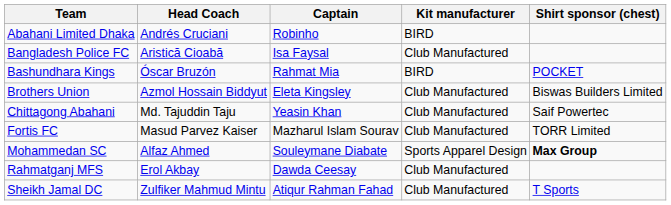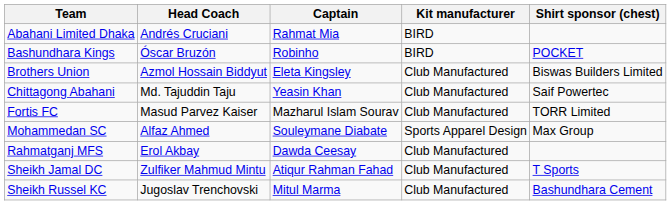(296, 33) Robinho -> (306, 33) Rahmat Mia
- row: (68, 53)
(306, 72) Rahmat Mia -> (296, 53) Robinho
(565, 151) bold -> (563, 131) normal
+ row: (57, 190)
